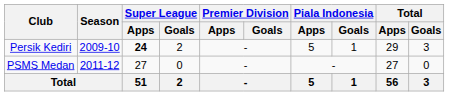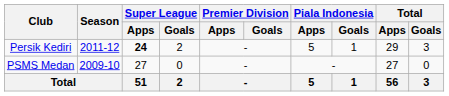(100, 48) 2009-10 -> (100, 48) 2011-12
(100, 65) 2011-12 -> (100, 65) 2009-10
